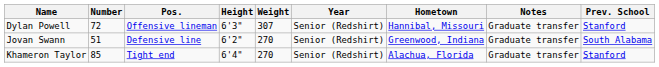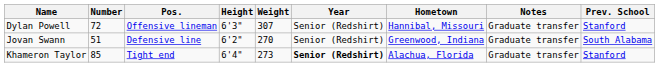(265, 55) 270 -> (265, 55) 273
(339, 55) normal -> (339, 55) bold
